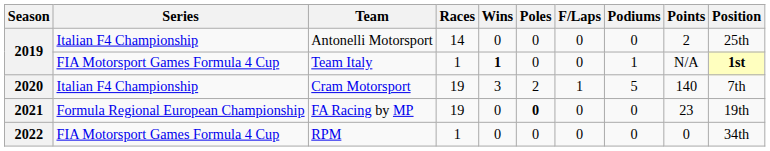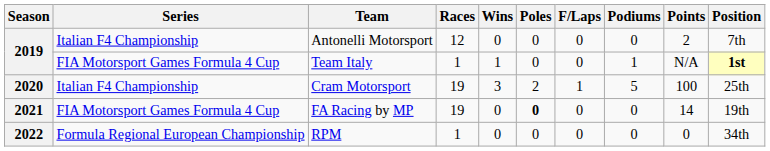(457, 40) 14 -> (457, 40) 12
(737, 40) 25th -> (737, 40) 7th
(497, 63) bold -> (497, 63) normal
(686, 87) 140 -> (686, 87) 100
(737, 87) 7th -> (737, 87) 25th
(181, 110) Formula Regional European Championship -> (168, 110) FIA Motorsport Games Formula 4 Cup
(686, 110) 23 -> (686, 110) 14
(168, 134) FIA Motorsport Games Formula 4 Cup -> (181, 134) Formula Regional European Championship
